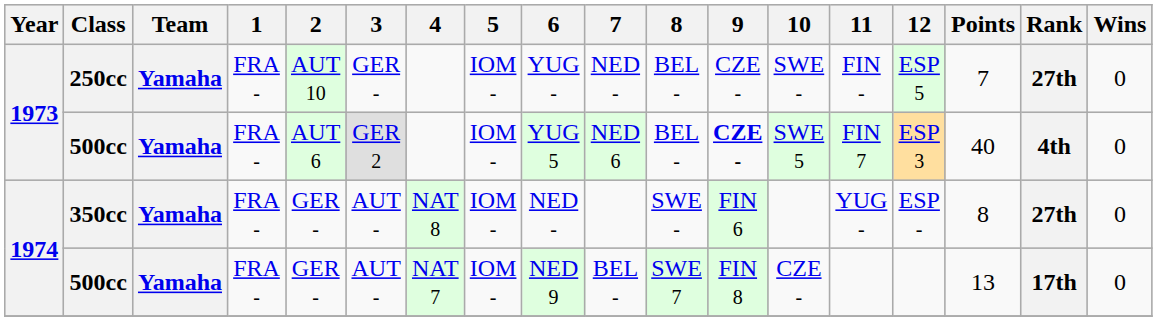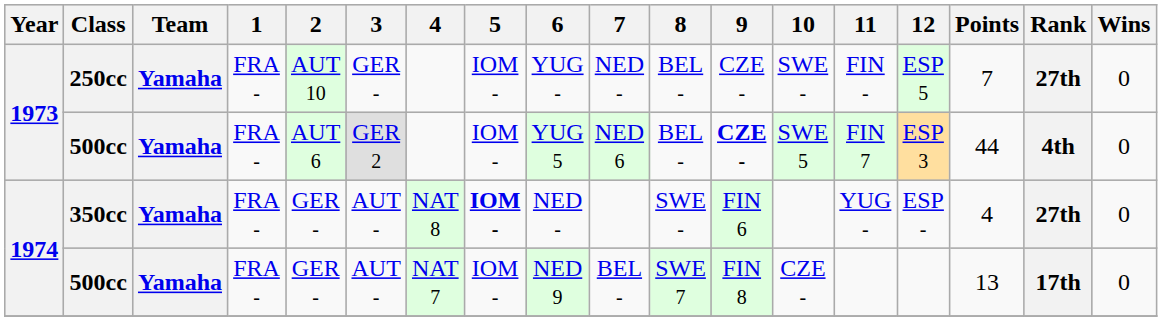(983, 146) 40 -> (987, 146) 44
(493, 214) normal -> (495, 214) bold
(983, 214) 8 -> (987, 214) 4
